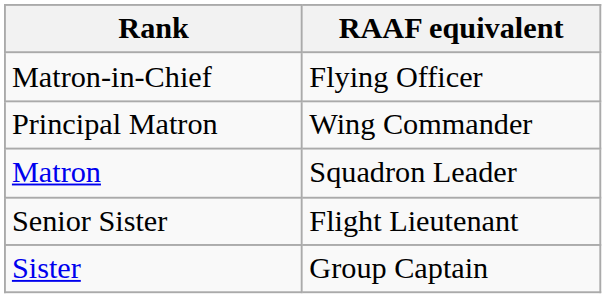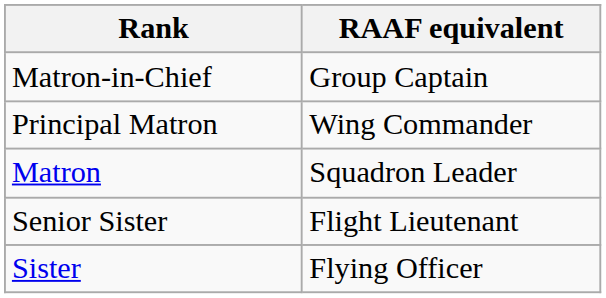(396, 76) Flying Officer -> (399, 76) Group Captain
(399, 268) Group Captain -> (396, 268) Flying Officer
